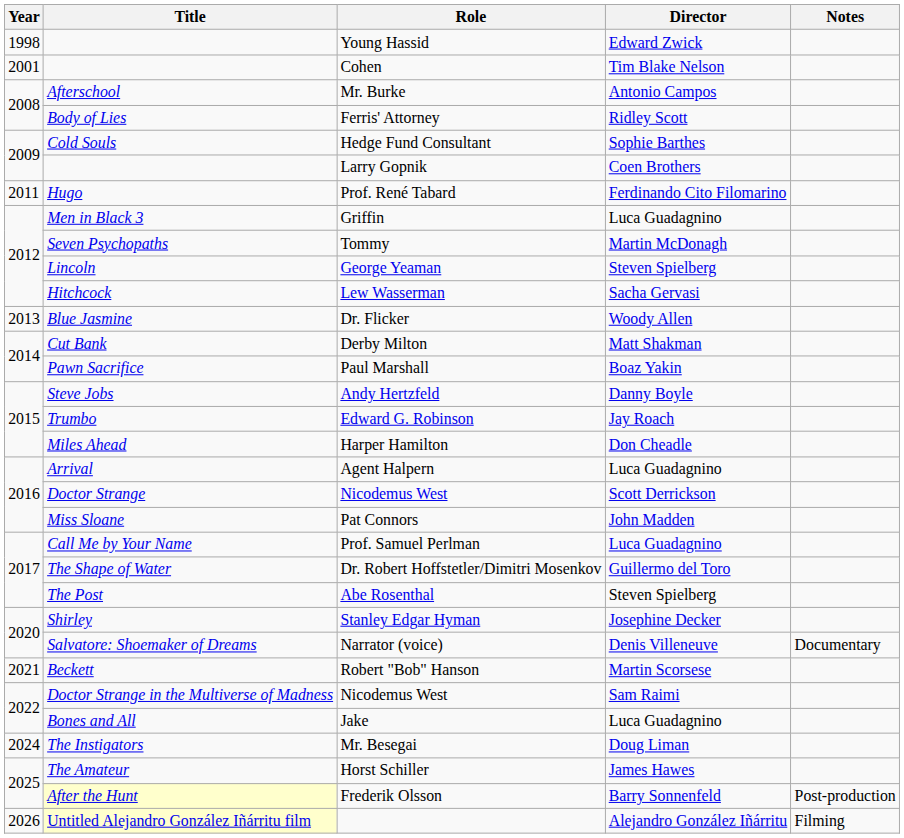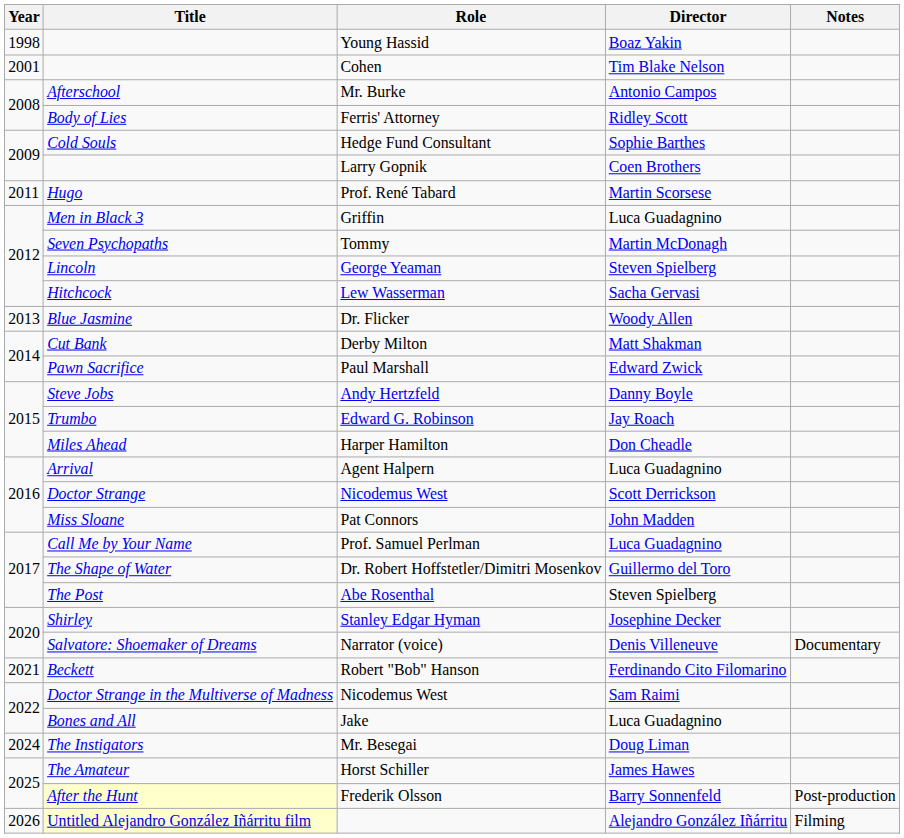(656, 42) Edward Zwick -> (645, 42) Boaz Yakin
(698, 192) Ferdinando Cito Filomarino -> (660, 192) Martin Scorsese
(645, 368) Boaz Yakin -> (656, 368) Edward Zwick
(660, 670) Martin Scorsese -> (698, 670) Ferdinando Cito Filomarino
